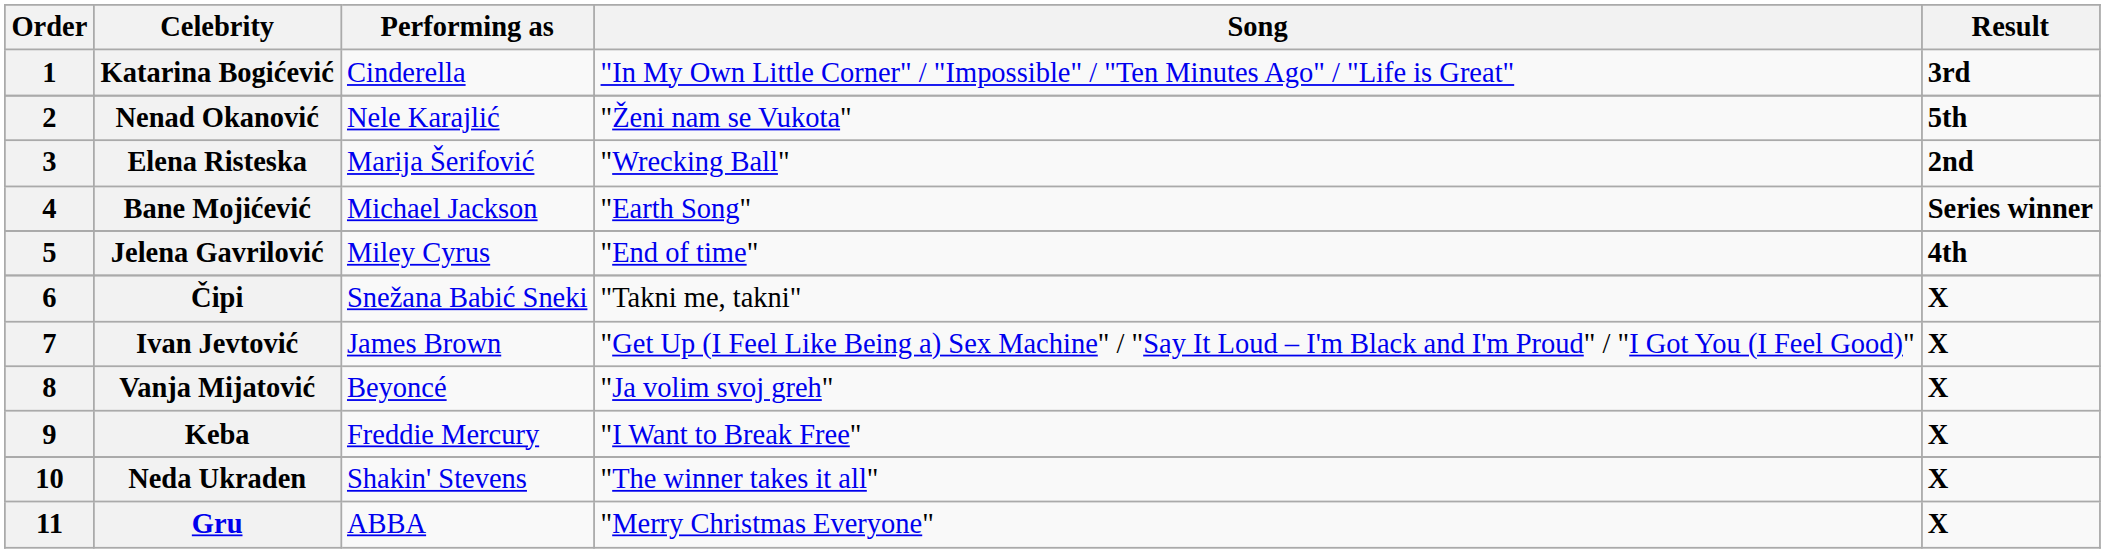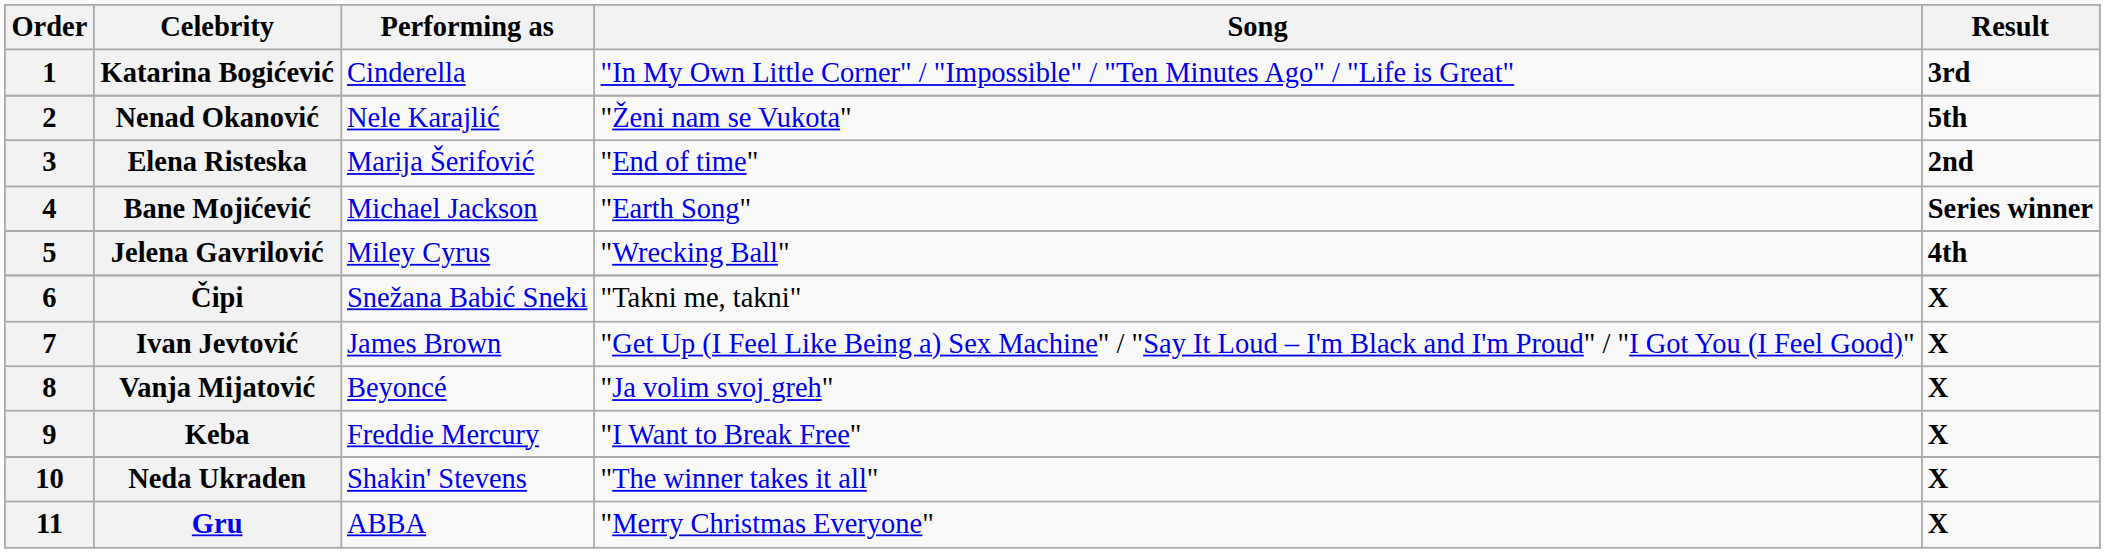(695, 162) "Wrecking Ball" -> (679, 162) "End of time"
(679, 252) "End of time" -> (695, 252) "Wrecking Ball"
